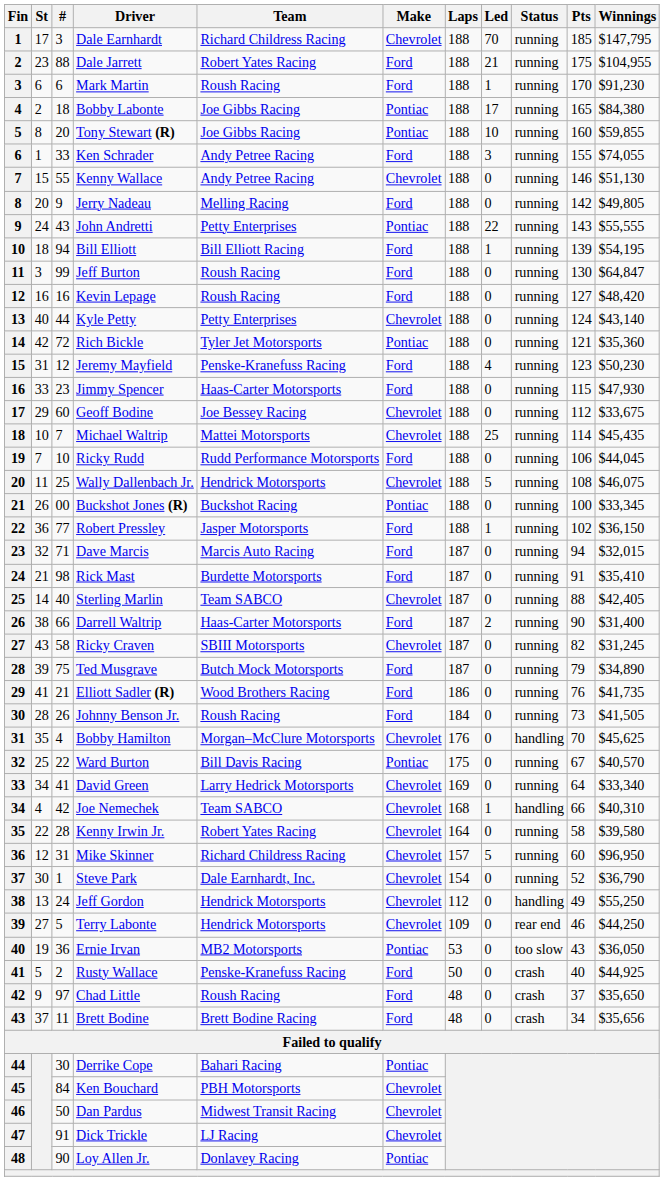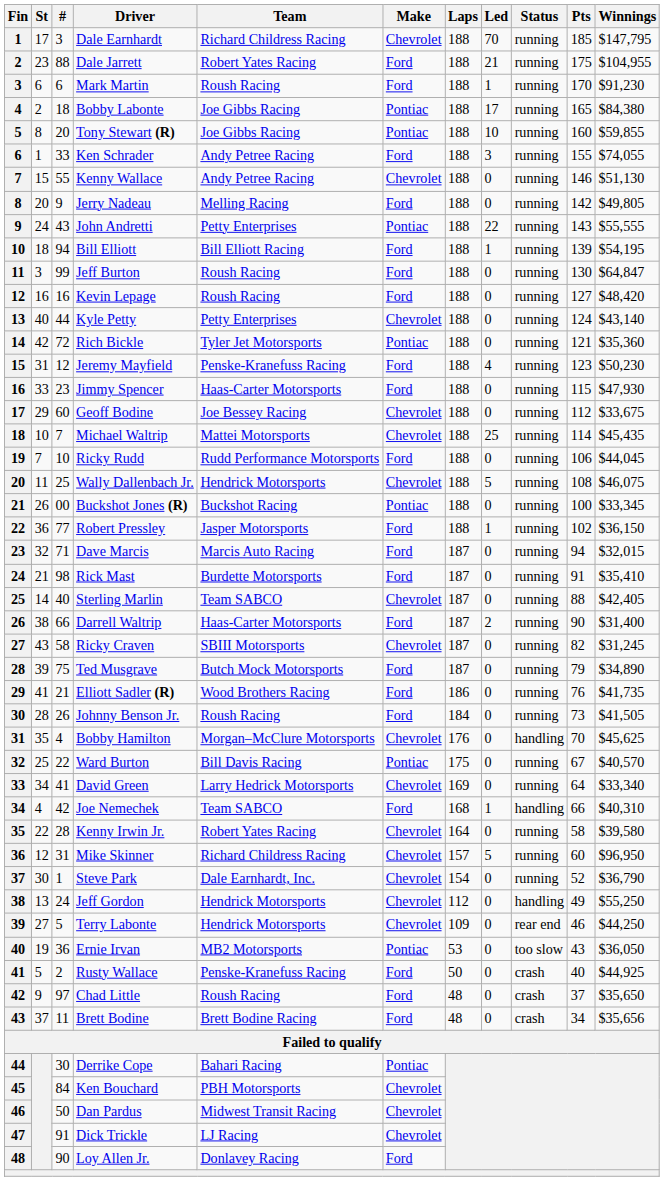(414, 808) Chevrolet -> (399, 808) Ford
(407, 1158) Pontiac -> (399, 1158) Ford
